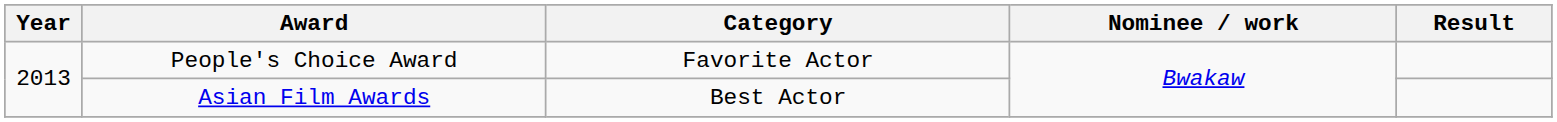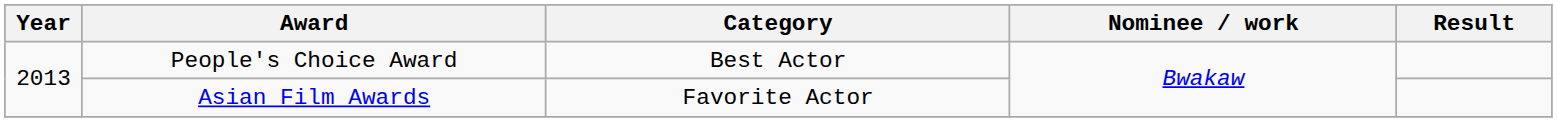(778, 60) Favorite Actor -> (778, 60) Best Actor
(778, 98) Best Actor -> (778, 98) Favorite Actor
